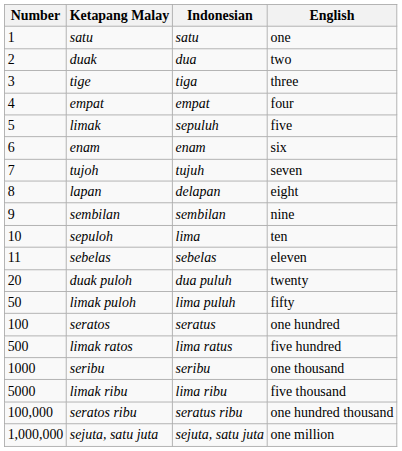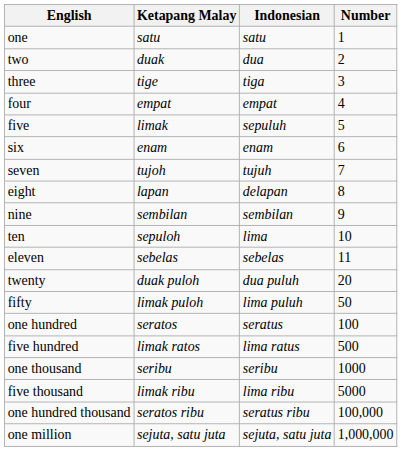columns swapped: (35, 15) <-> (332, 15)
